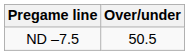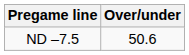(142, 38) 50.5 -> (142, 38) 50.6
